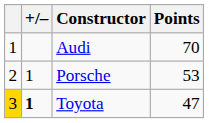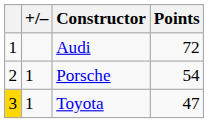(191, 47) 70 -> (191, 47) 72
(191, 75) 53 -> (191, 75) 54
(29, 103) bold -> (29, 103) normal
